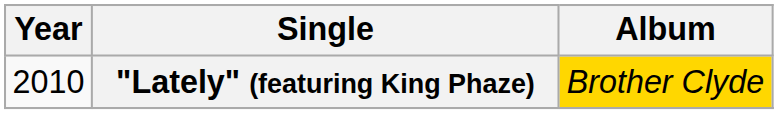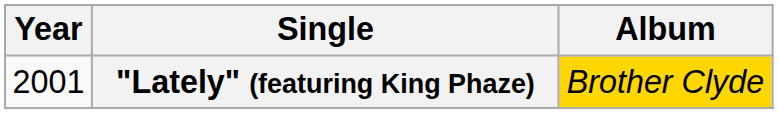(48, 81) 2010 -> (48, 81) 2001
